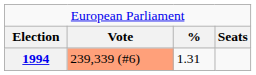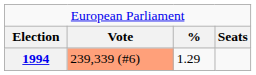(188, 58) 1.31 -> (188, 58) 1.29
